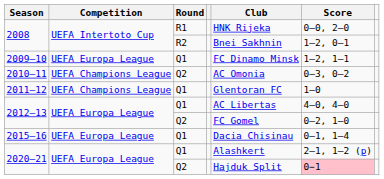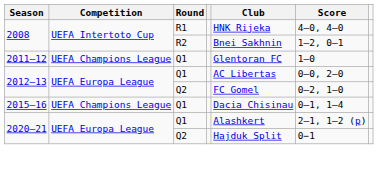(326, 28) 0–0, 2–0 -> (321, 28) 4–0, 4–0
- row: (27, 58)
- row: (27, 74)
(326, 105) 4–0, 4–0 -> (321, 74) 0–0, 2–0
(103, 136) UEFA Europa League -> (111, 105) UEFA Champions League
(312, 167) pink background -> (306, 136) no background
